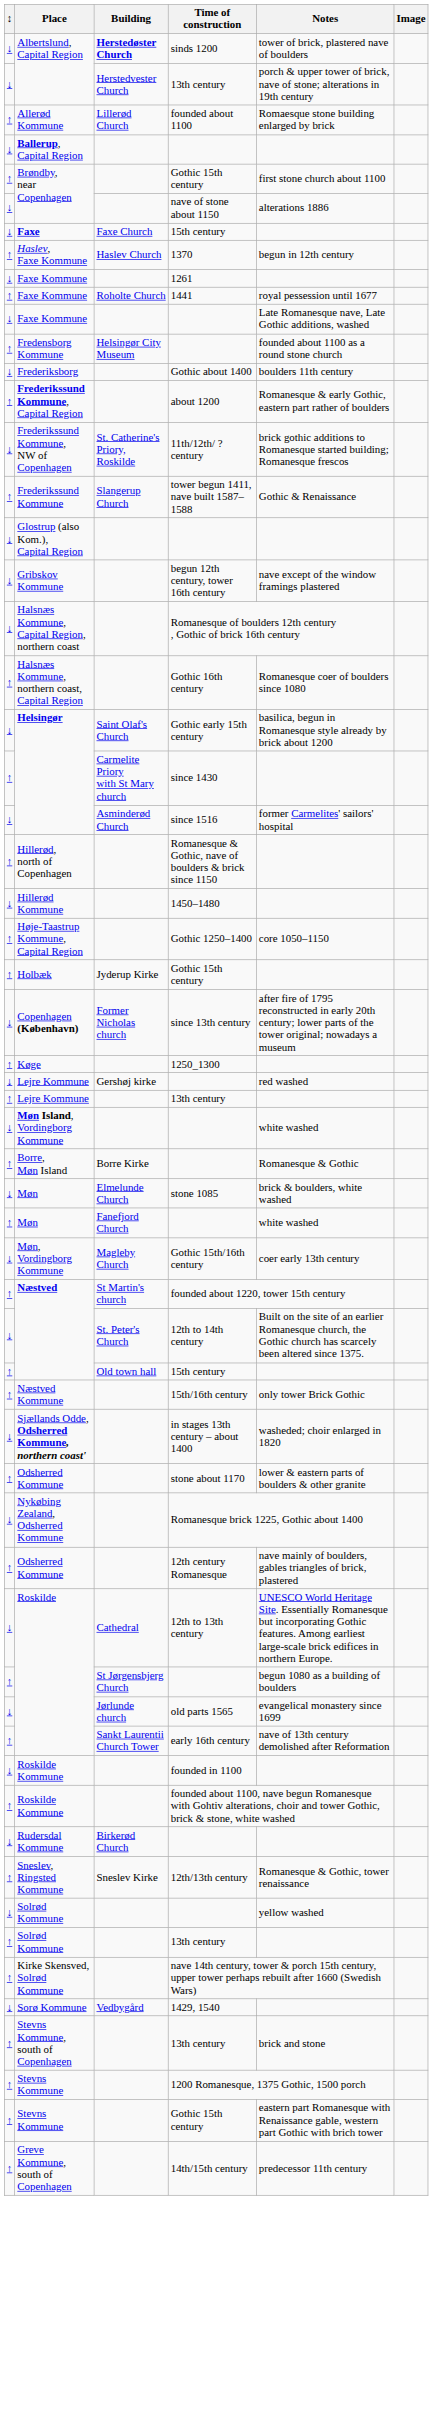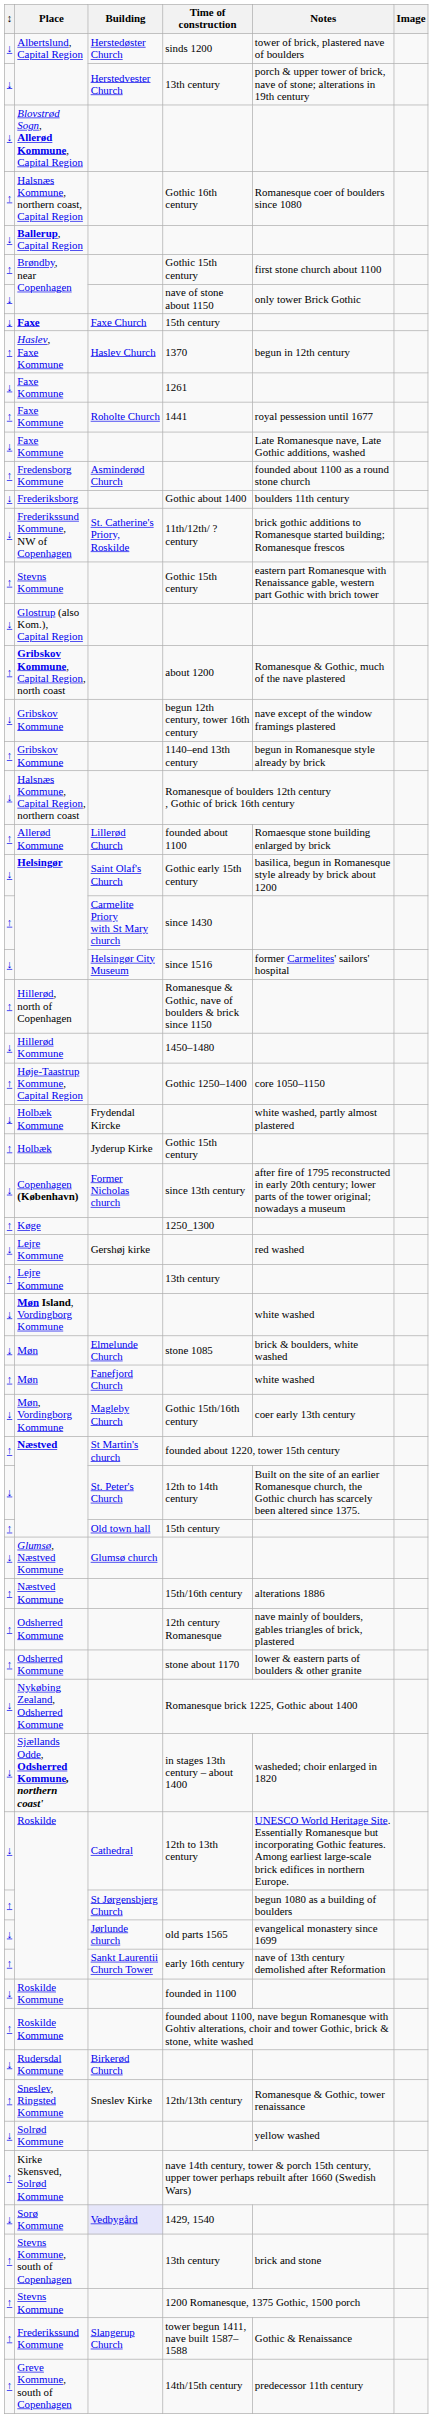(126, 48) bold -> (118, 48) normal
+ row: (50, 138)
rows swapped: (40, 119) <-> (50, 682)
(294, 208) alterations 1886 -> (308, 299) only tower Brick Gothic
(129, 348) Helsingør City Museum -> (118, 476) Asminderød Church
- row: (51, 401)
rows swapped: (48, 497) <-> (40, 2120)
+ row: (51, 672)
+ row: (40, 756)
(123, 820) Asminderød Church -> (123, 964) Helsingør City Museum
+ row: (40, 1119)
- row: (42, 1163)
+ row: (40, 1557)
(312, 1394) only tower Brick Gothic -> (290, 1593) alterations 1886
rows swapped: (53, 1436) <-> (40, 1567)
- row: (40, 1942)
(120, 2007) no background -> (114, 2219) lavender background
